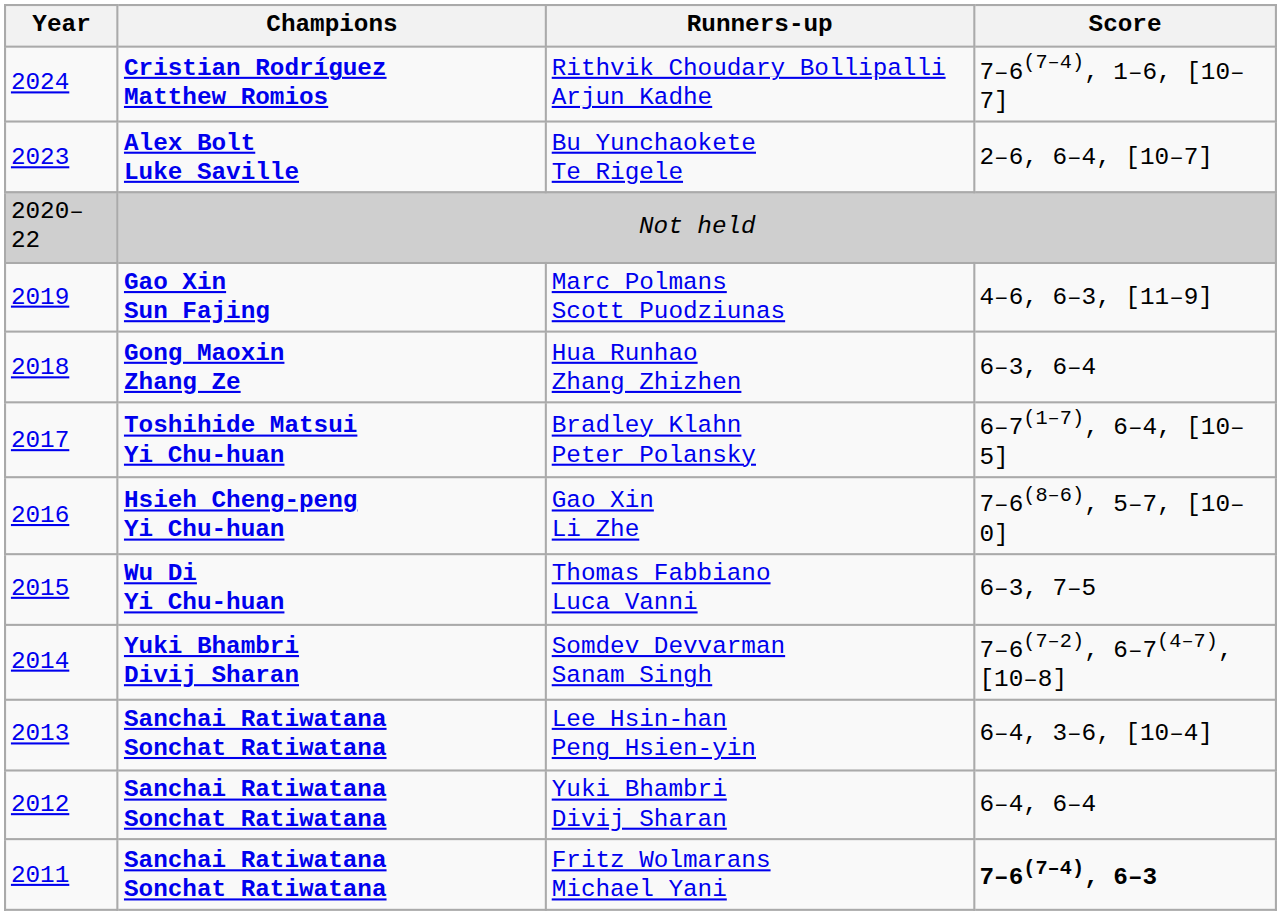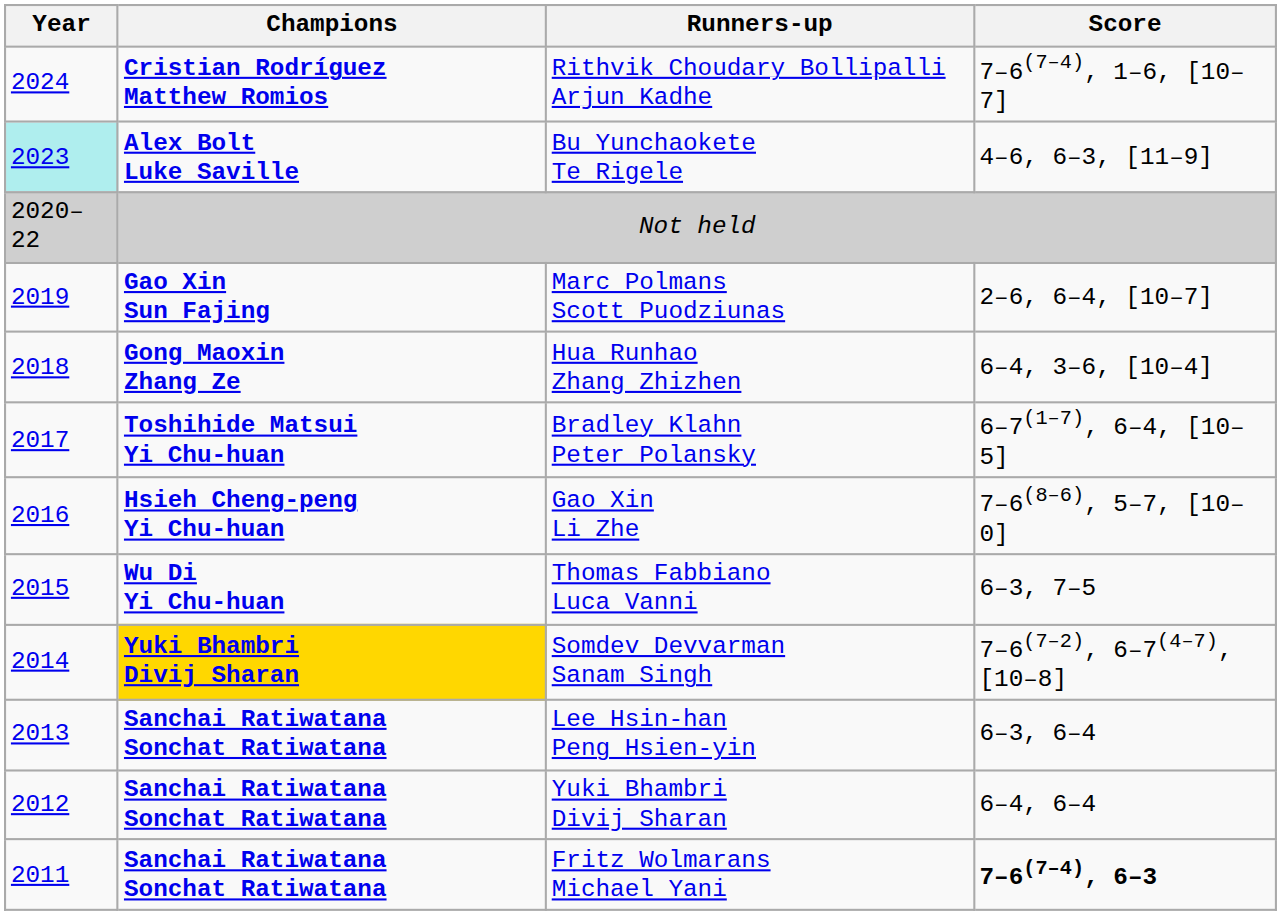(40, 157) no background -> (40, 157) paleturquoise background
(1096, 157) 2–6, 6–4, [10–7] -> (1096, 157) 4–6, 6–3, [11–9]
(1096, 297) 4–6, 6–3, [11–9] -> (1096, 297) 2–6, 6–4, [10–7]
(1038, 367) 6–3, 6–4 -> (1096, 367) 6–4, 3–6, [10–4]
(211, 662) no background -> (211, 662) gold background
(1096, 735) 6–4, 3–6, [10–4] -> (1038, 735) 6–3, 6–4
